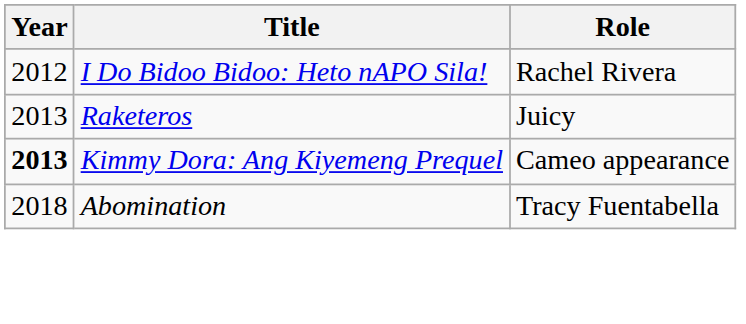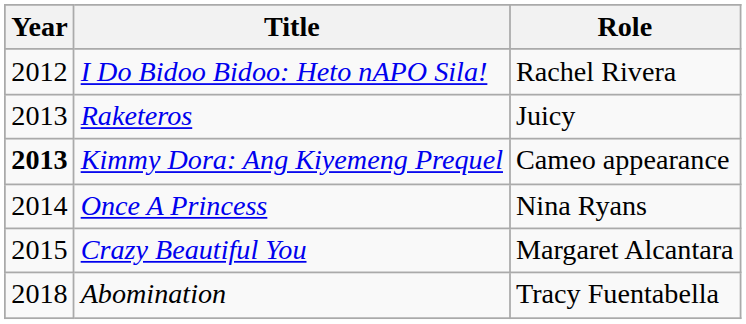+ row: (174, 205)
+ row: (194, 250)
